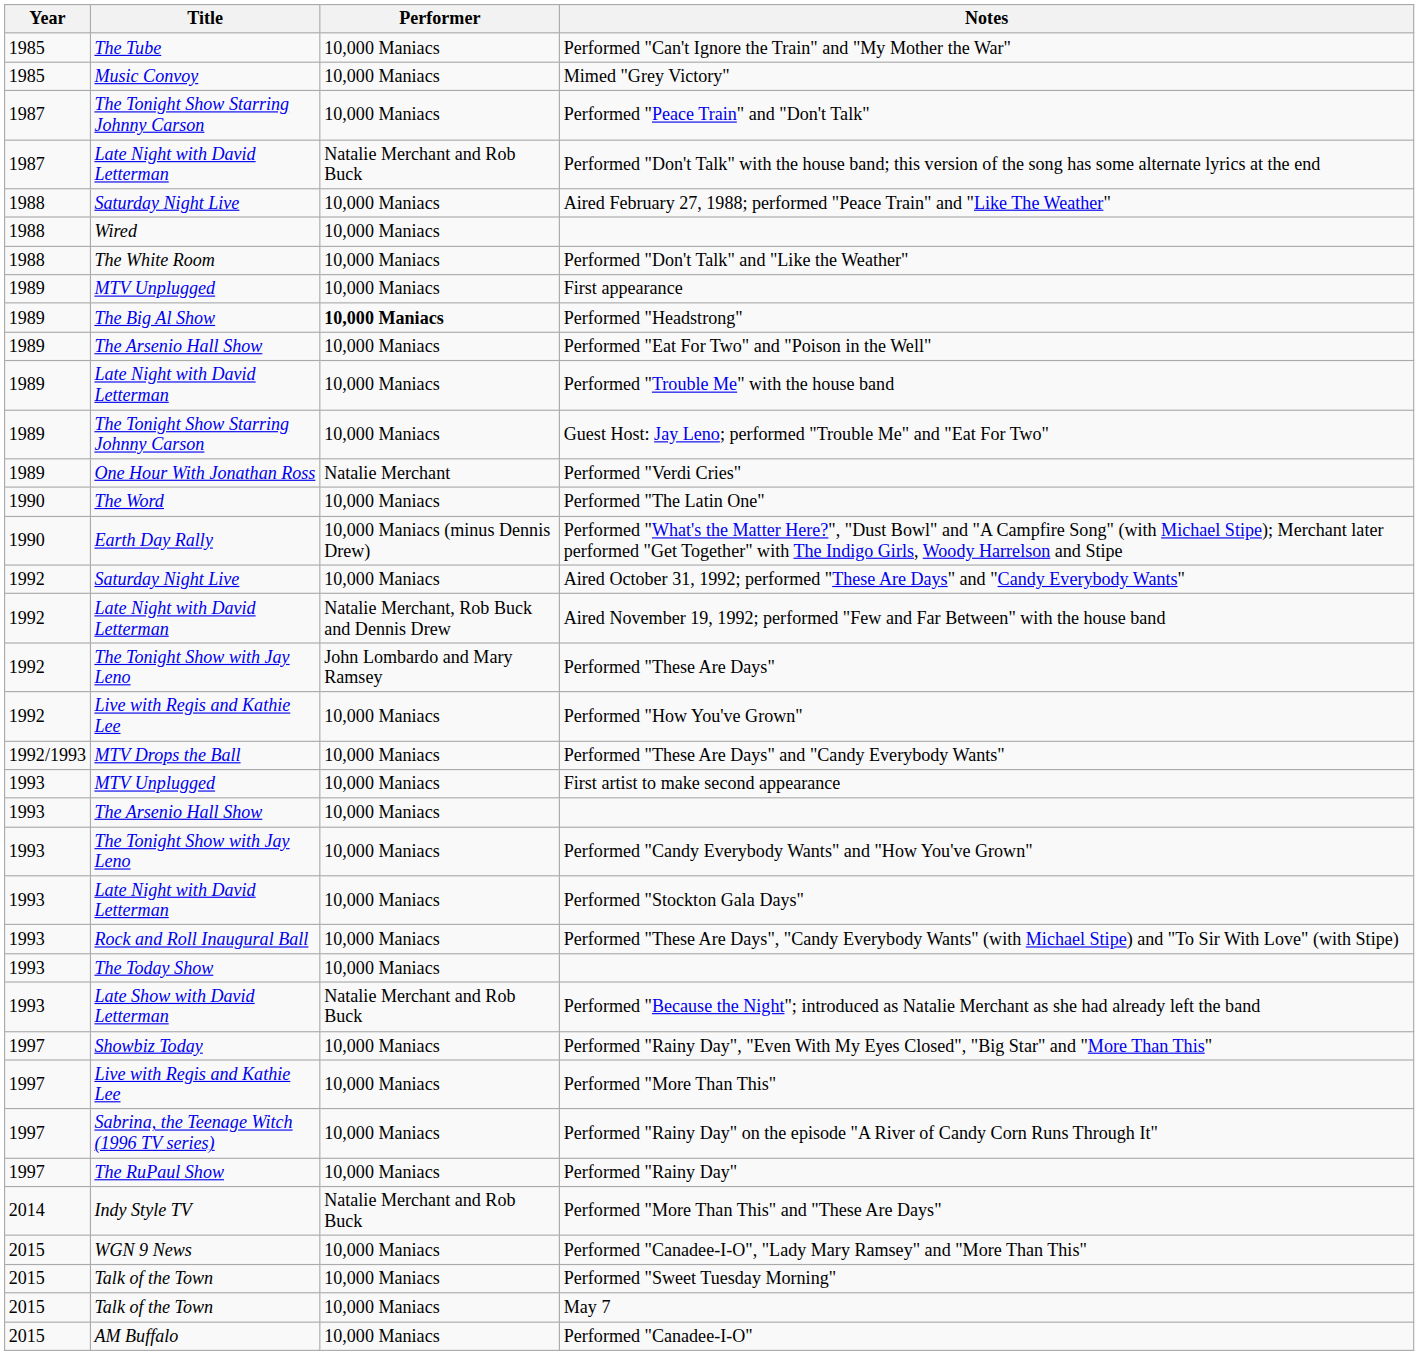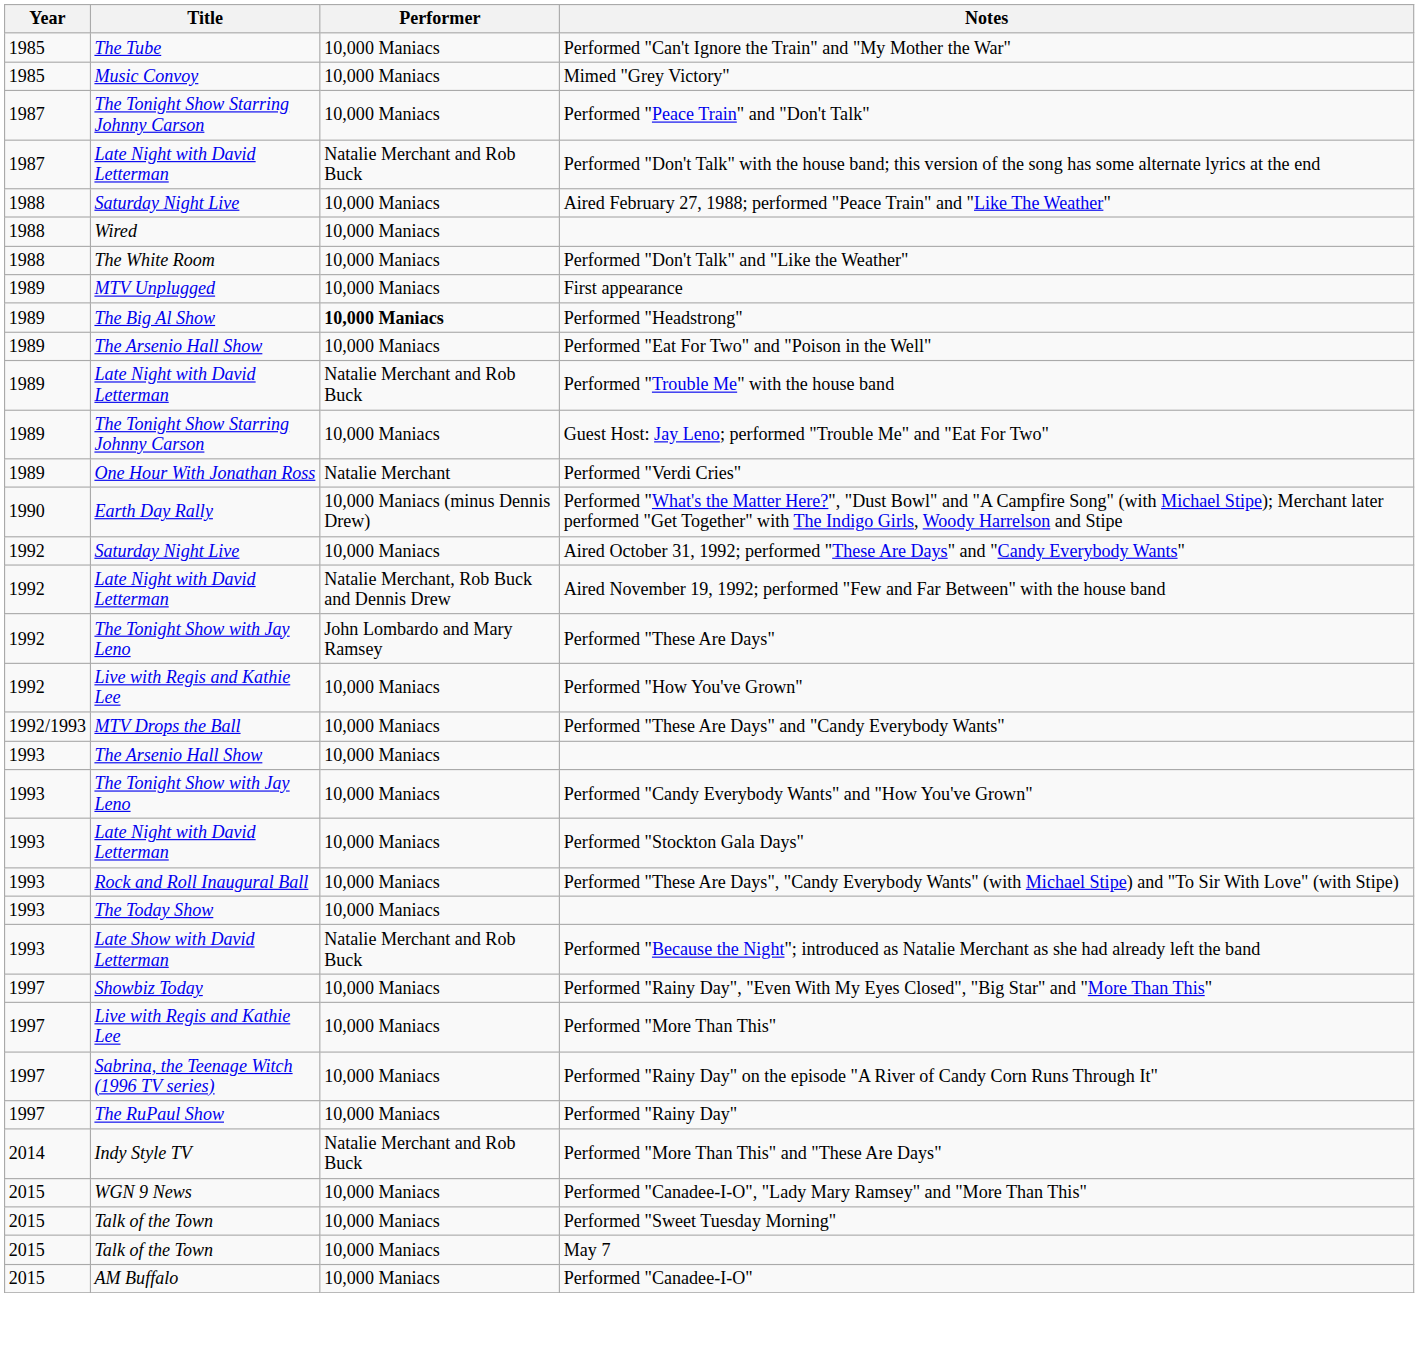(382, 385) 10,000 Maniacs -> (420, 385) Natalie Merchant and Rob Buck
- row: (129, 501)
- row: (155, 783)
